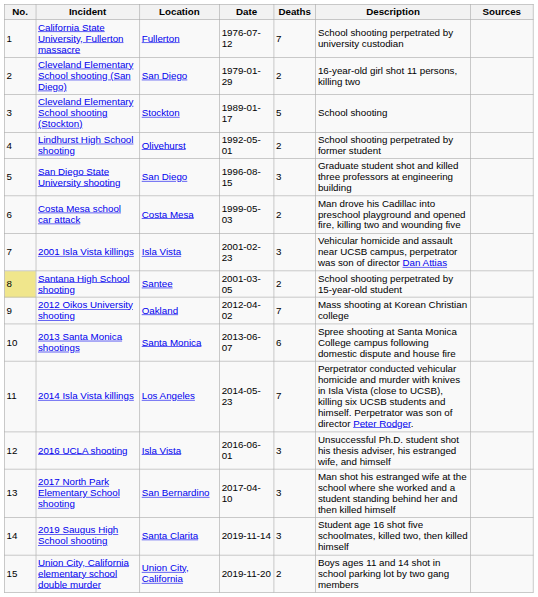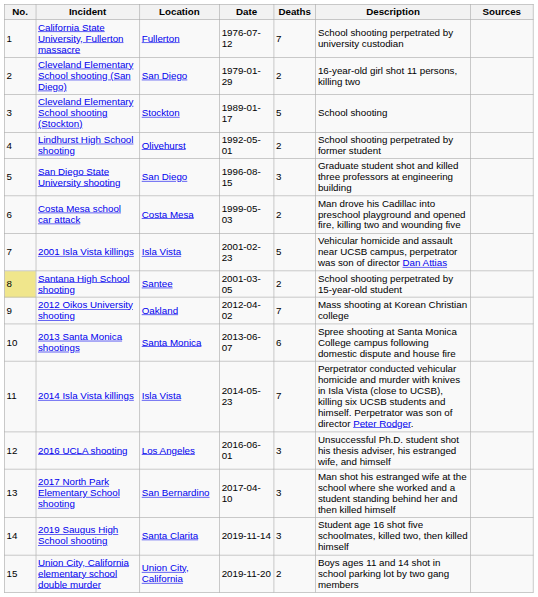(279, 252) 3 -> (279, 252) 5
(168, 396) Los Angeles -> (161, 396) Isla Vista
(161, 450) Isla Vista -> (168, 450) Los Angeles
